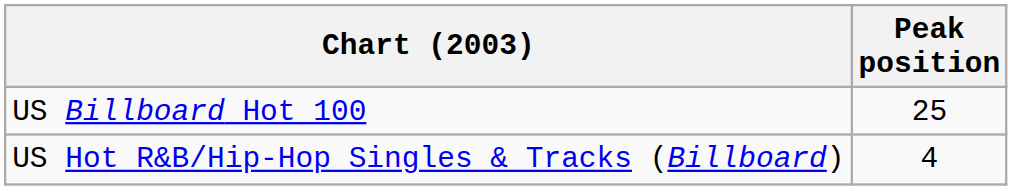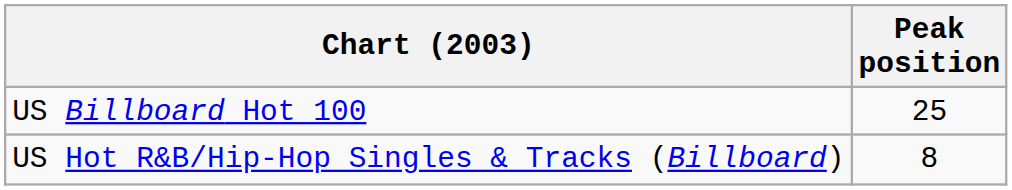(929, 159) 4 -> (929, 159) 8
